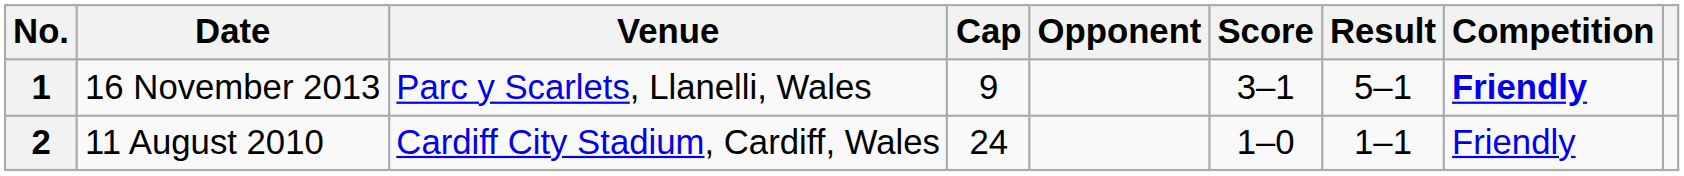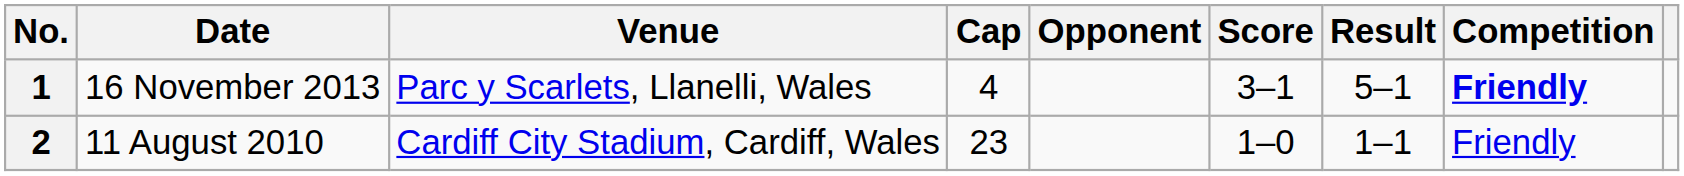(989, 87) 9 -> (989, 87) 4
(989, 142) 24 -> (989, 142) 23
